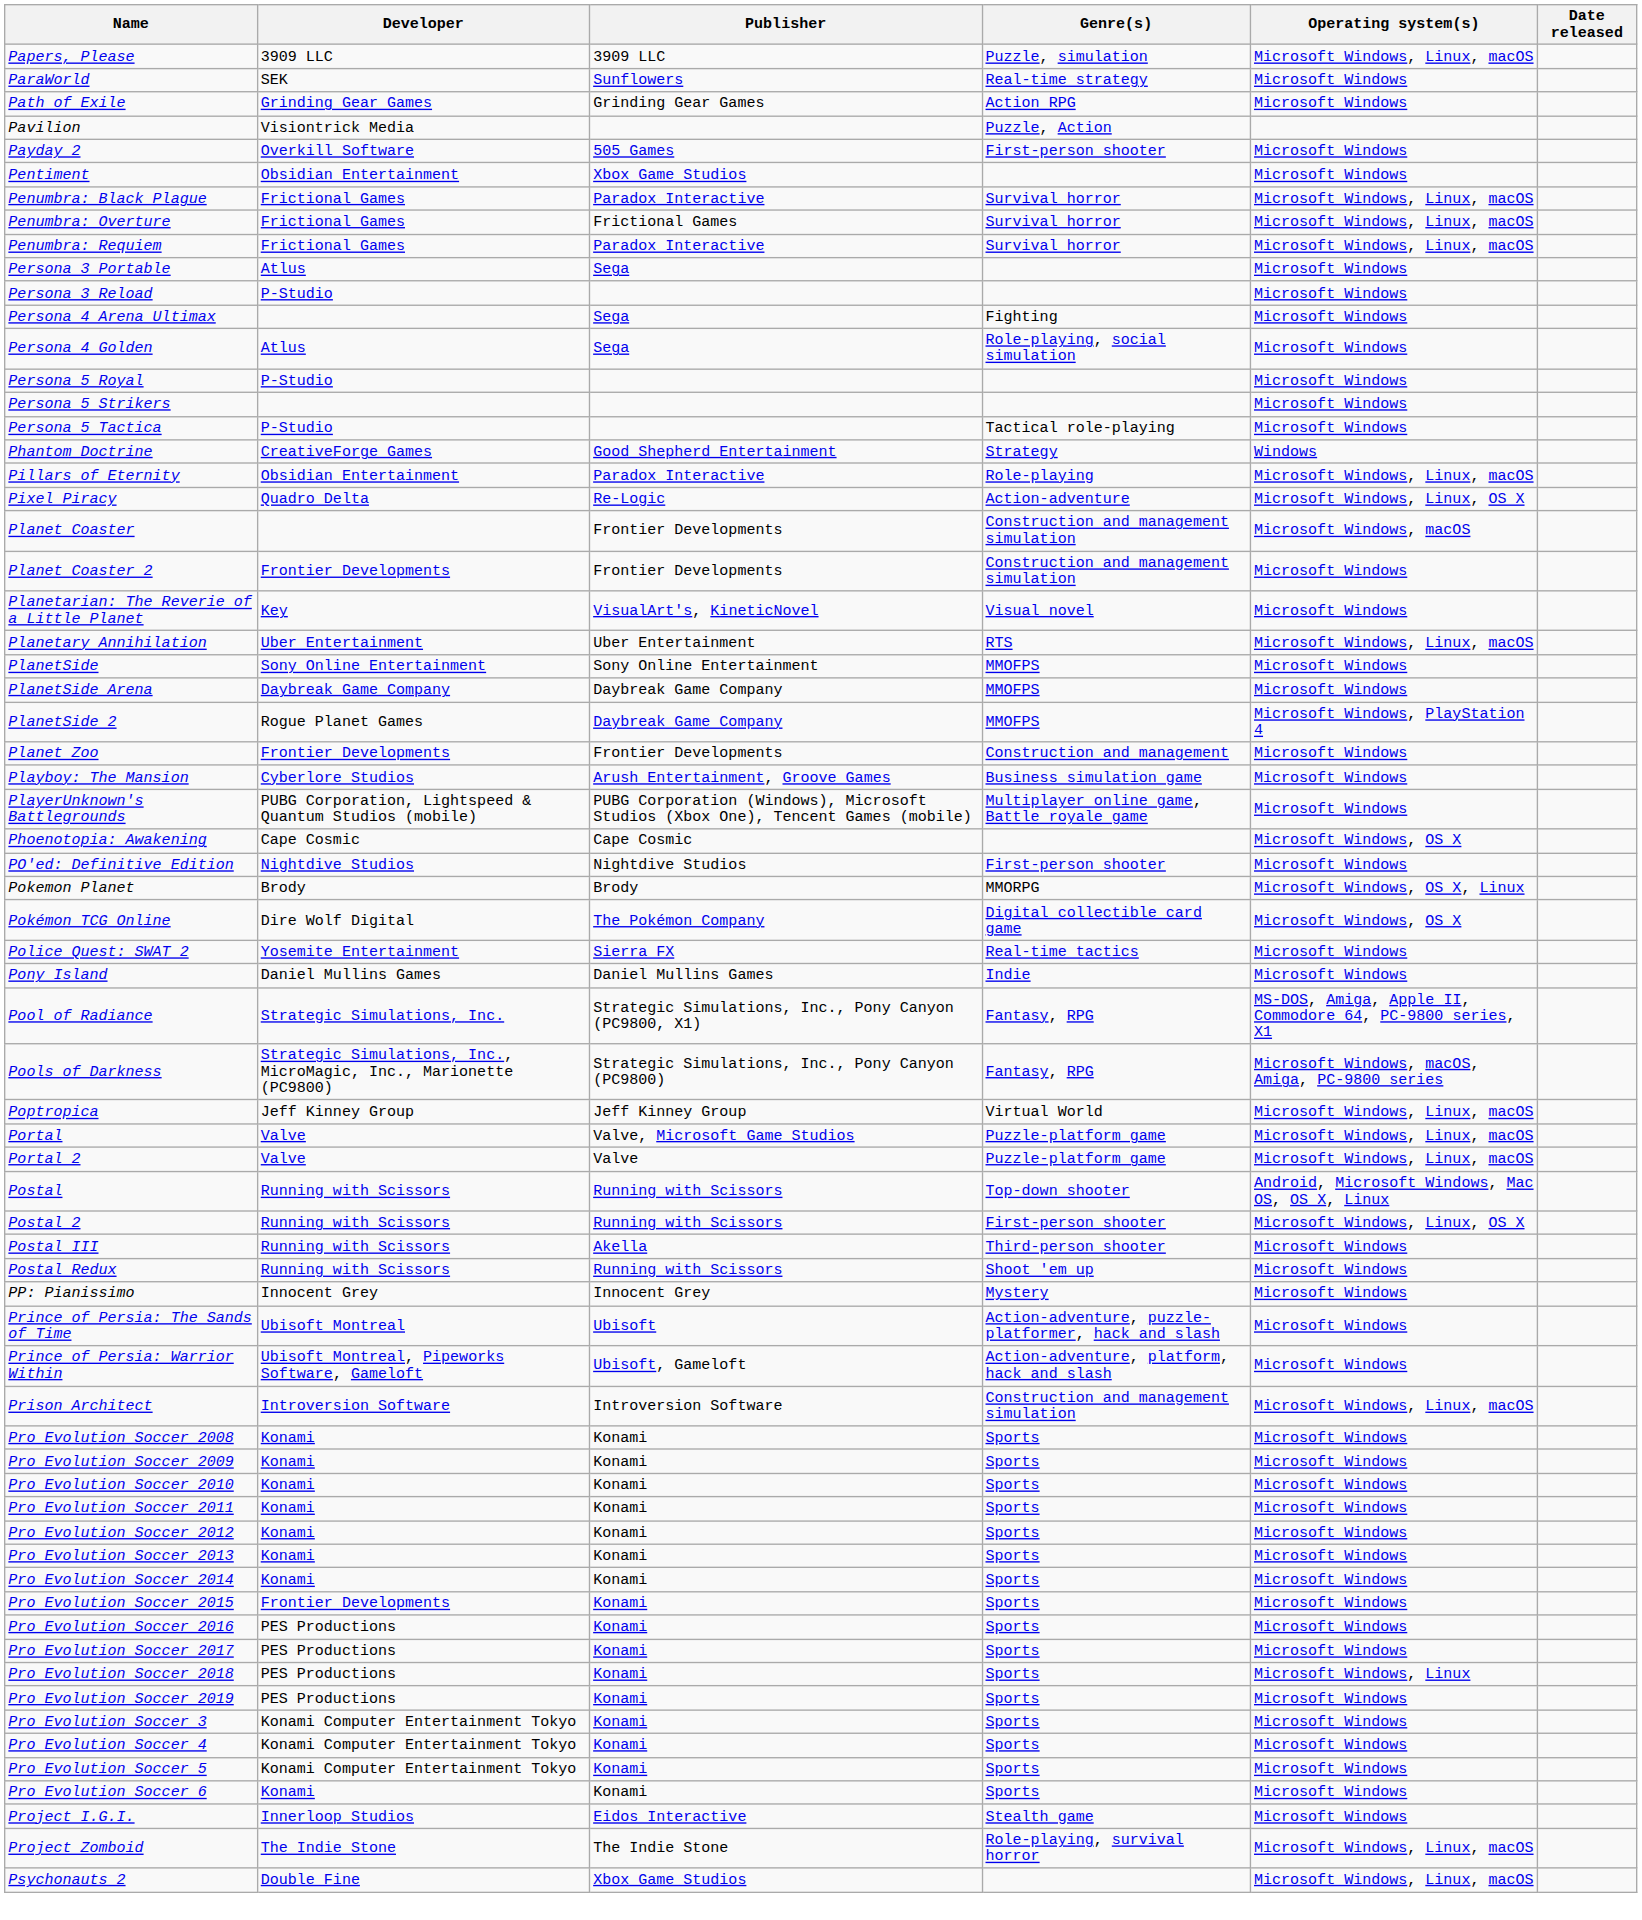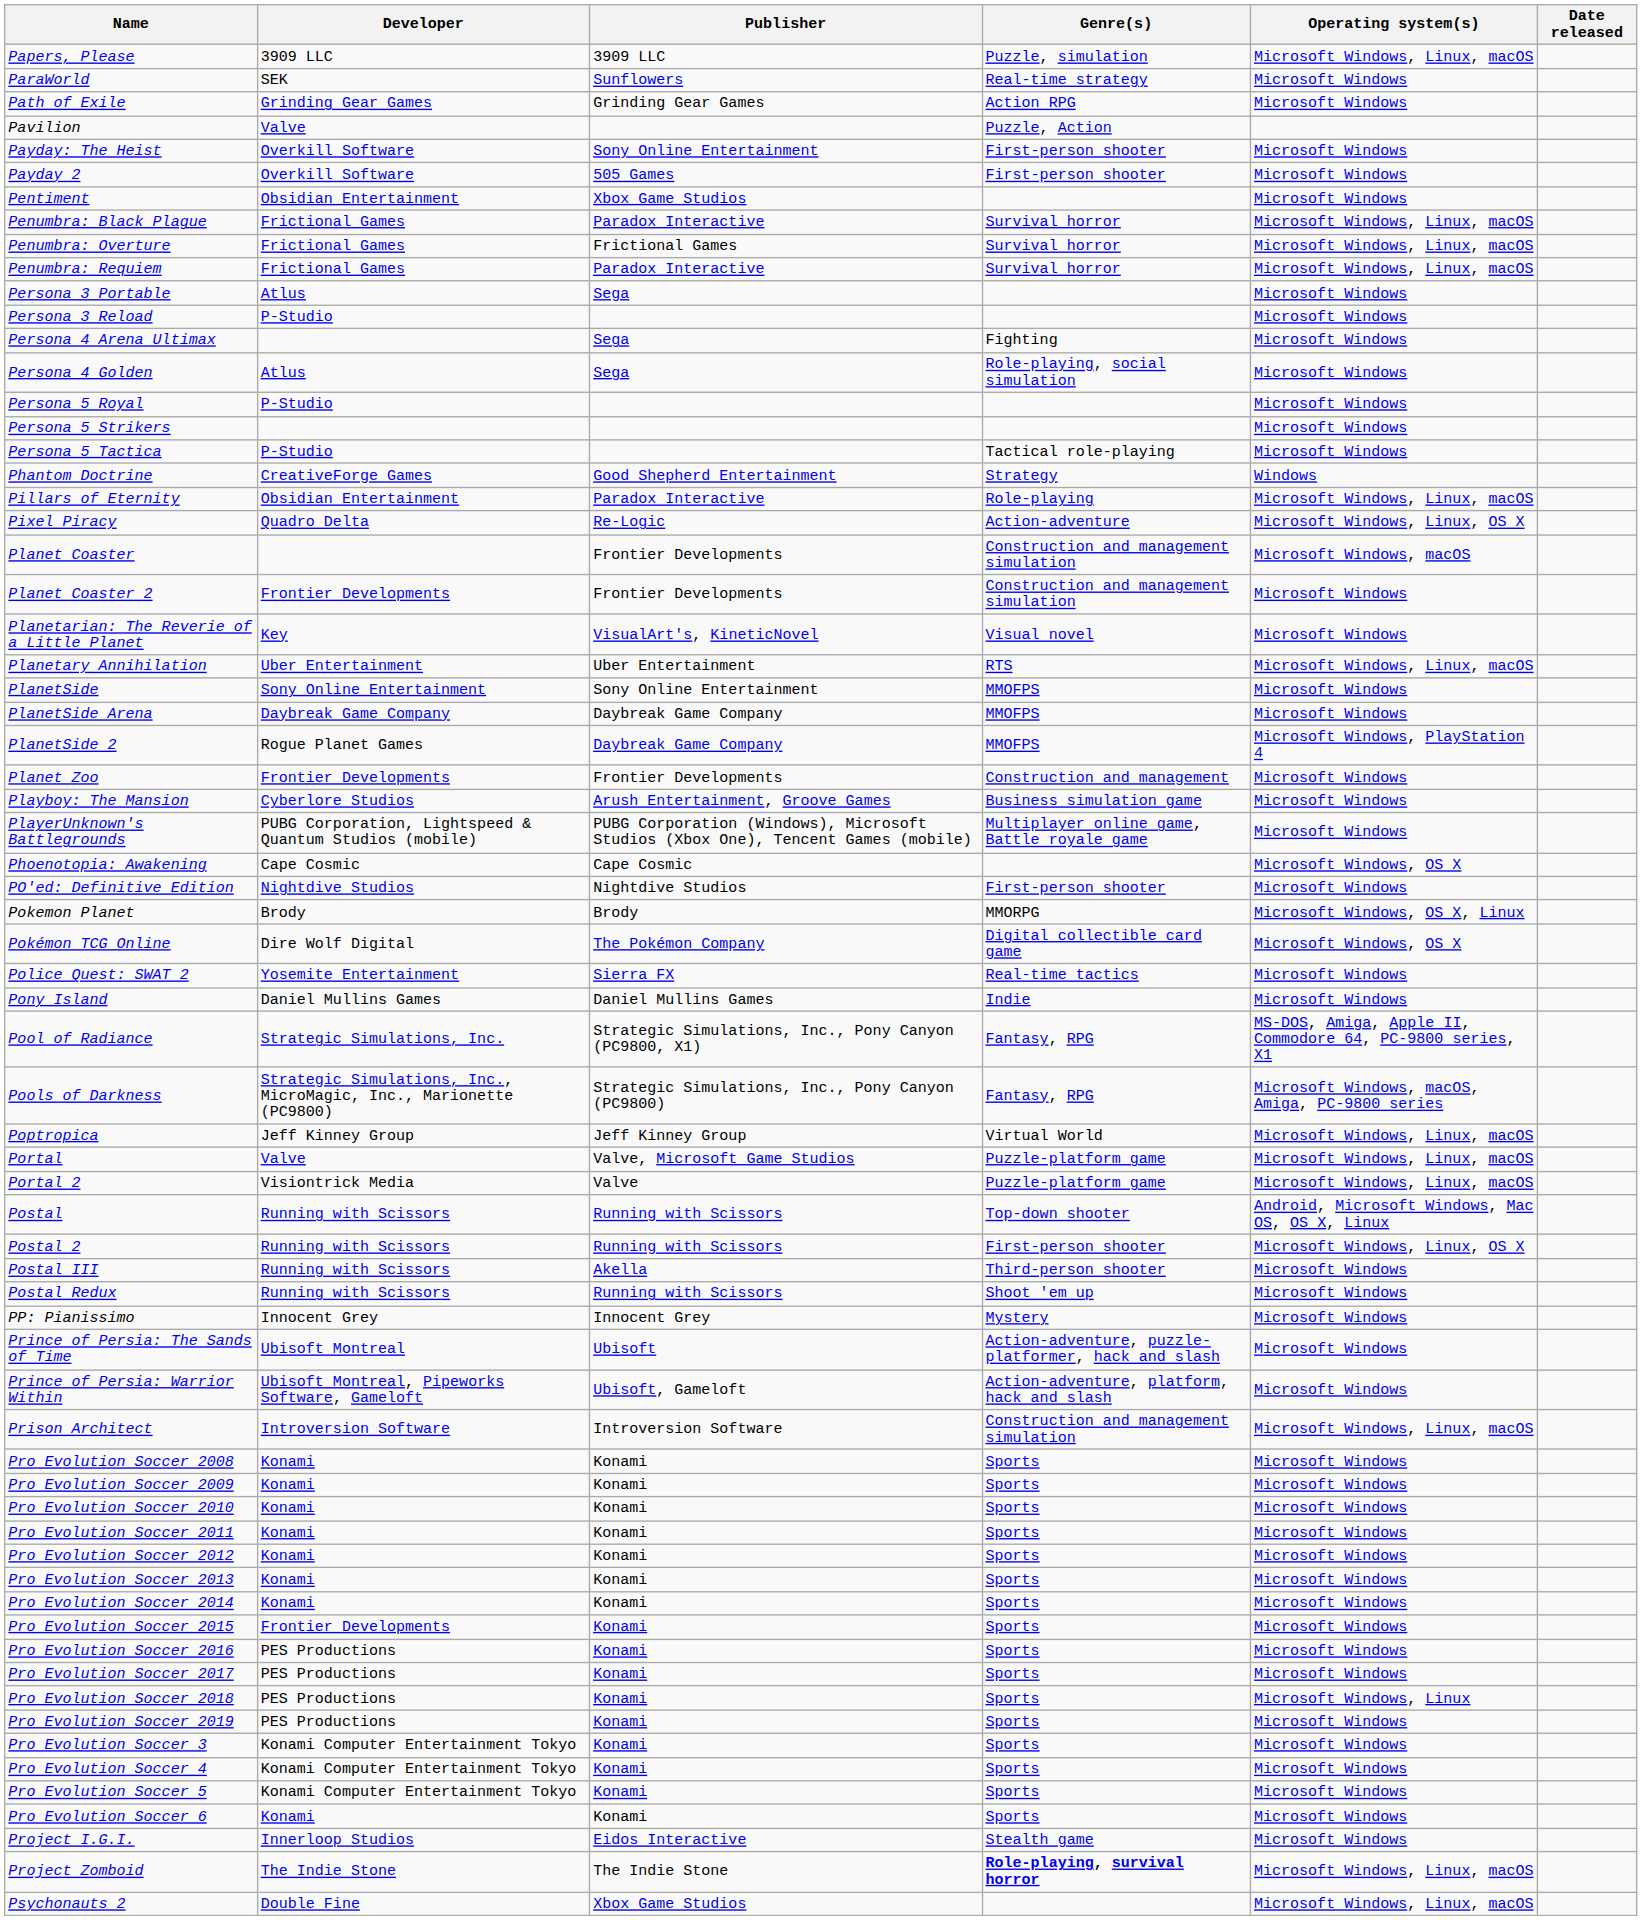(337, 128) Visiontrick Media -> (283, 128) Valve
+ row: (85, 151)
(283, 1159) Valve -> (337, 1183) Visiontrick Media
(1085, 1848) normal -> (1085, 1872) bold
